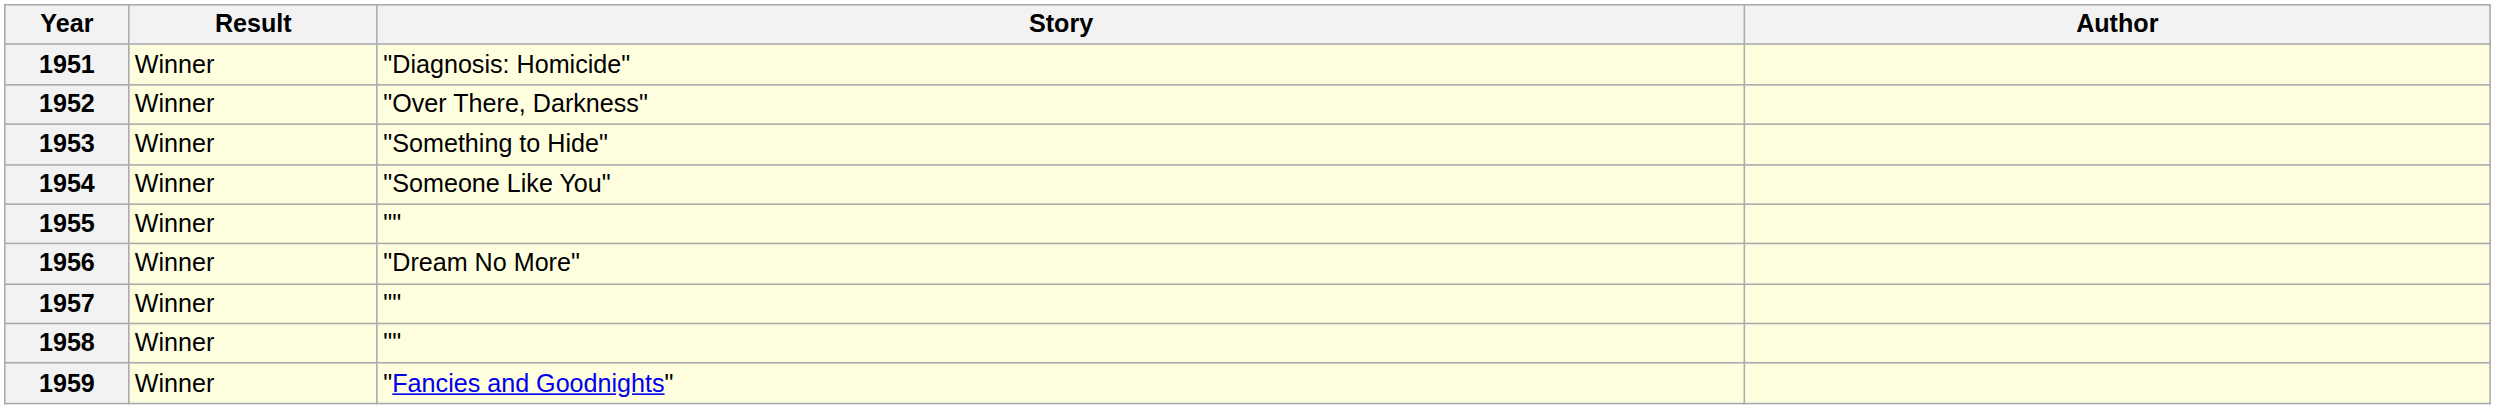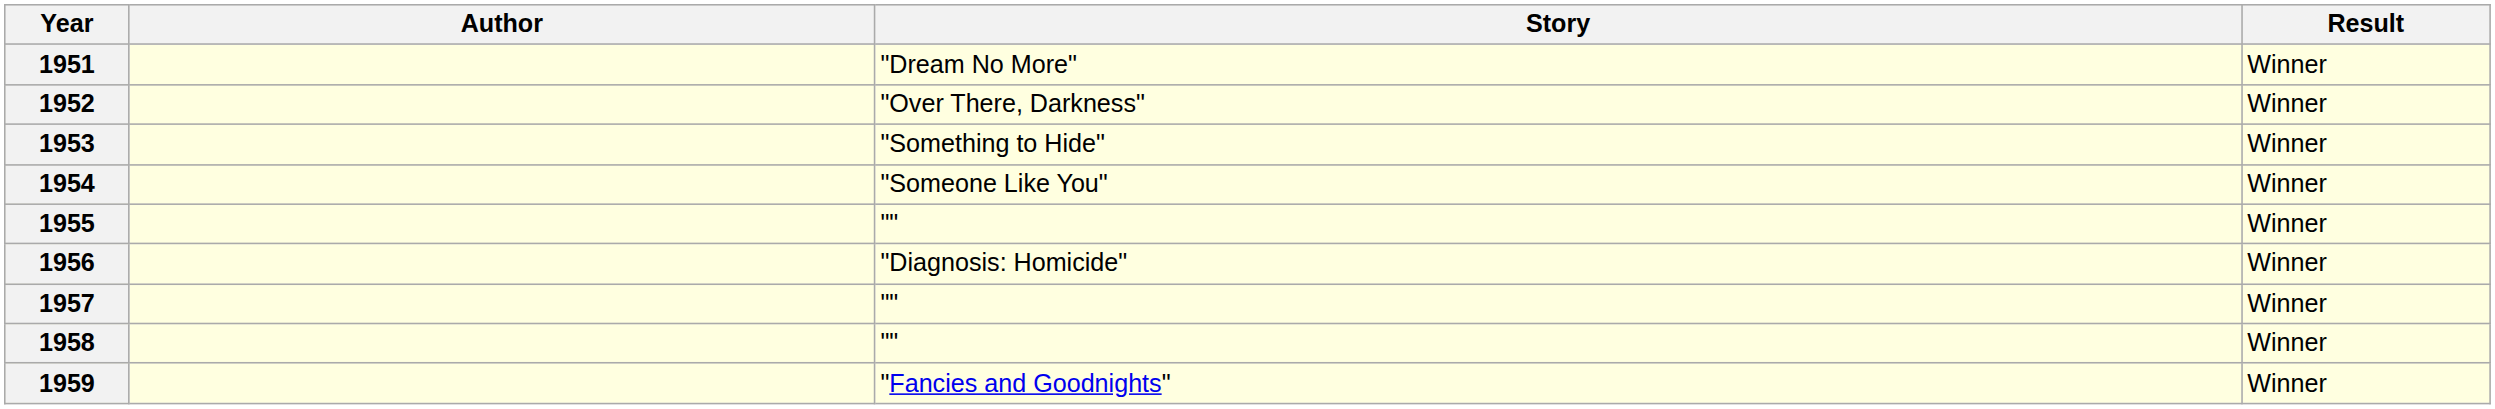columns swapped: (2117, 24) <-> (253, 24)
(507, 64) "Diagnosis: Homicide" -> (979, 64) "Dream No More"
(482, 263) "Dream No More" -> (1004, 263) "Diagnosis: Homicide"
